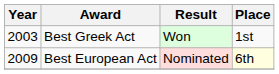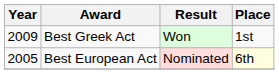(23, 36) 2003 -> (23, 36) 2009
(23, 58) 2009 -> (23, 58) 2005
